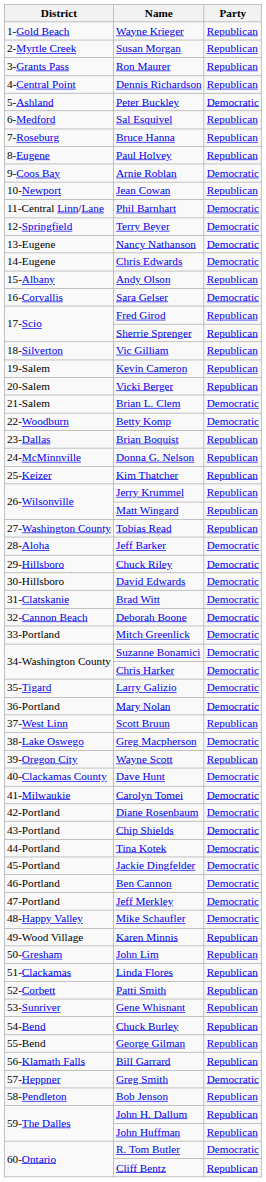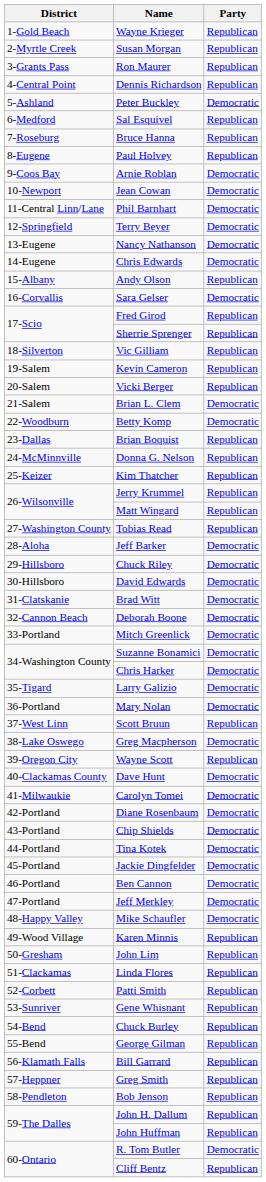(232, 191) Republican -> (233, 191) Democratic
(233, 1079) Democratic -> (232, 1079) Republican
